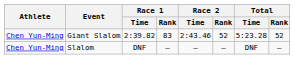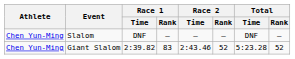rows swapped: (94, 35) <-> (81, 47)
